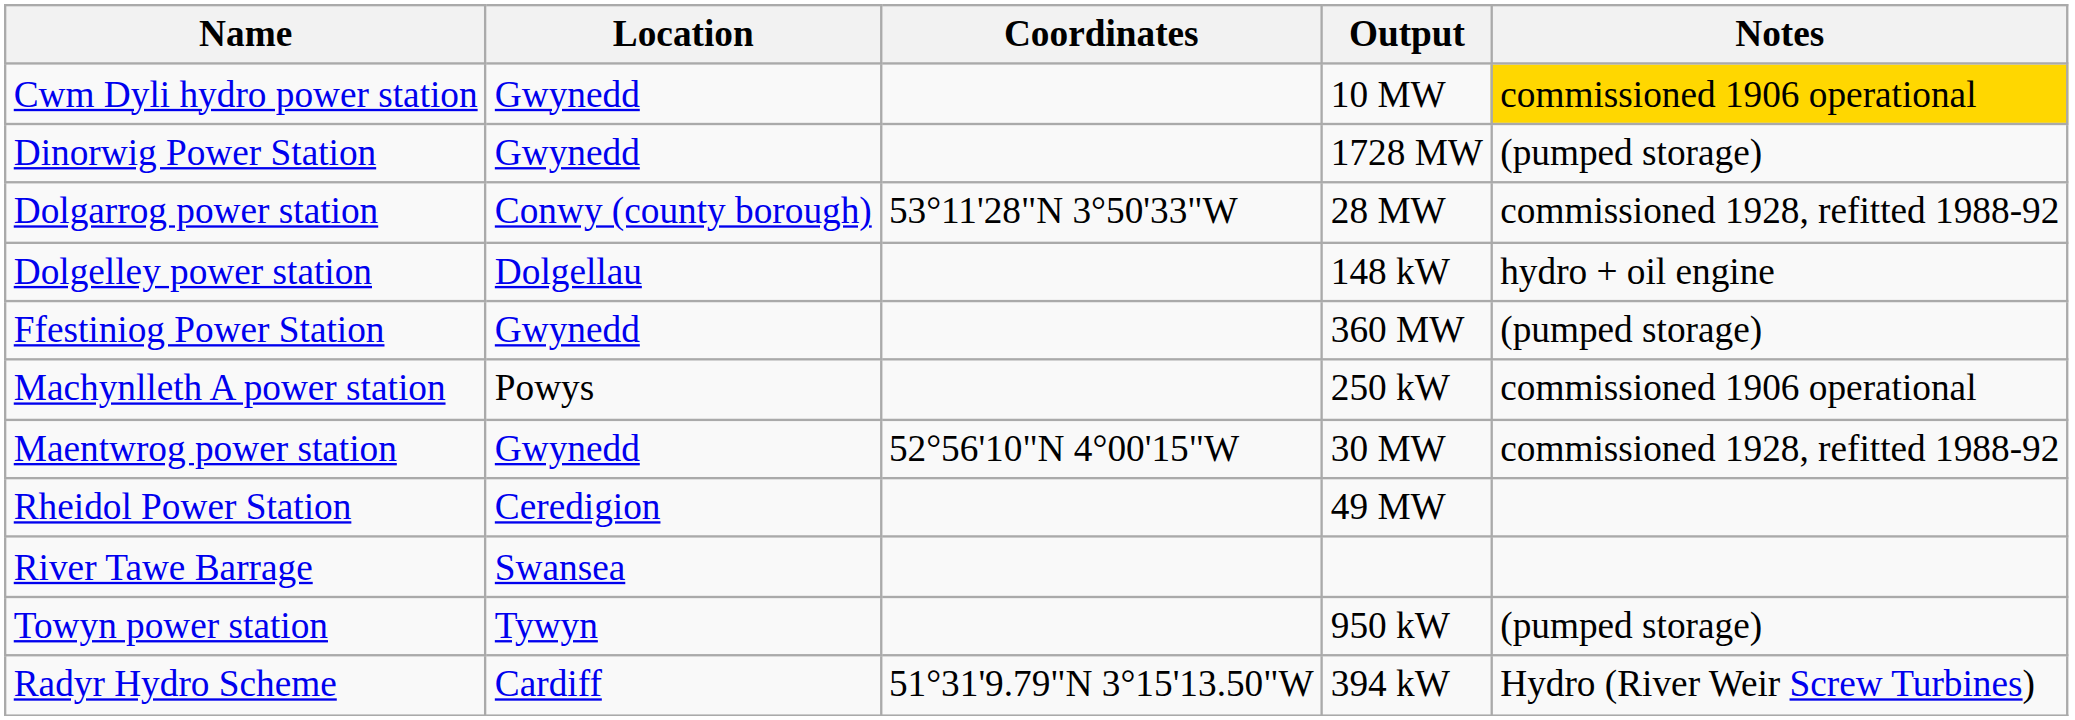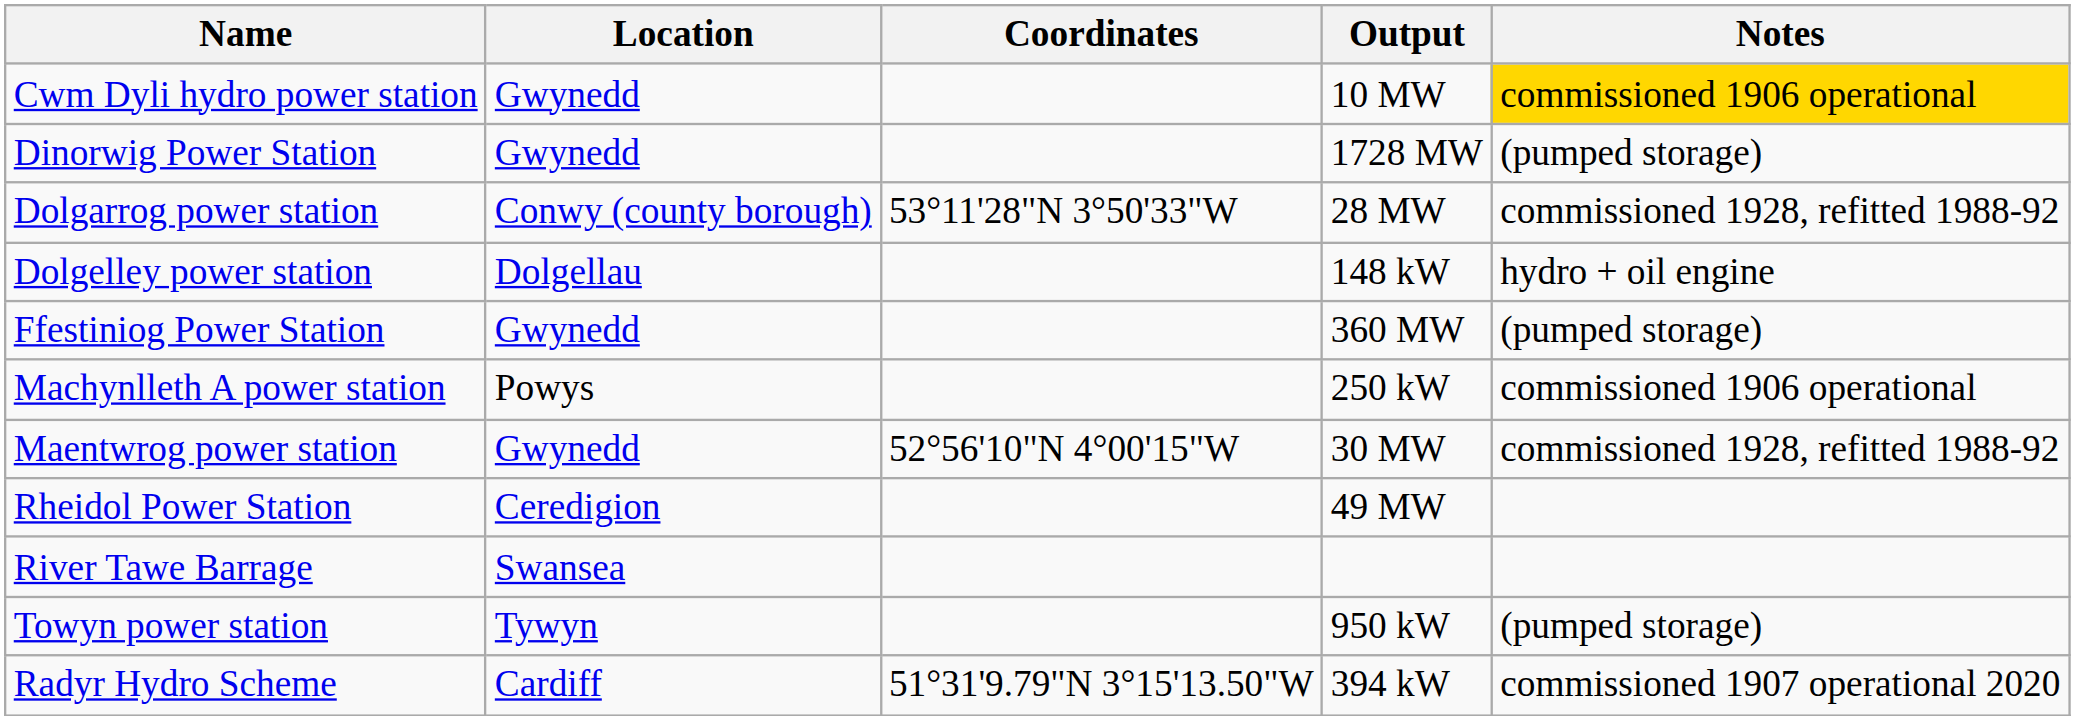(1768, 684) Hydro (River Weir Screw Turbines) -> (1780, 684) commissioned 1907 operational 2020
